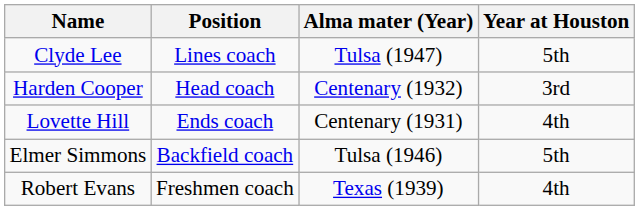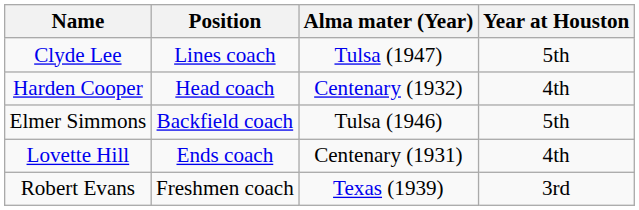(556, 88) 3rd -> (556, 88) 4th
rows swapped: (78, 121) <-> (78, 155)
(556, 188) 4th -> (556, 188) 3rd
